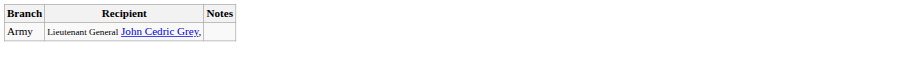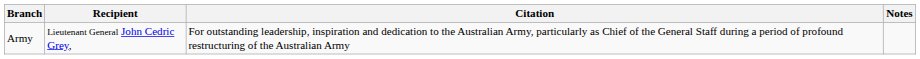+ column: (535, 13)
